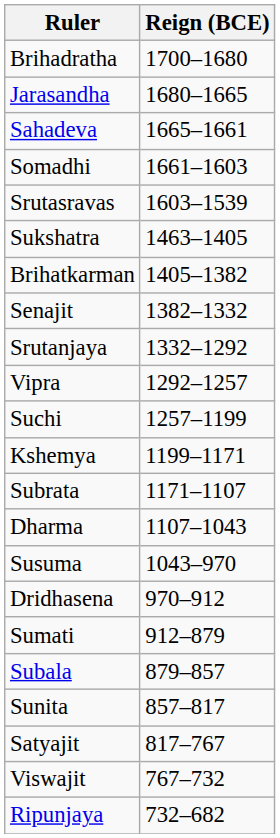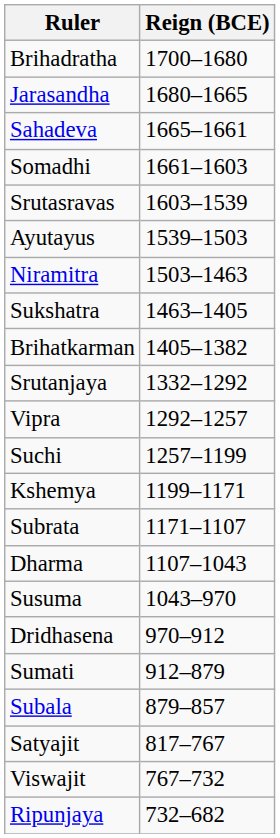+ row: (52, 238)
+ row: (54, 274)
- row: (41, 310)
- row: (39, 707)
